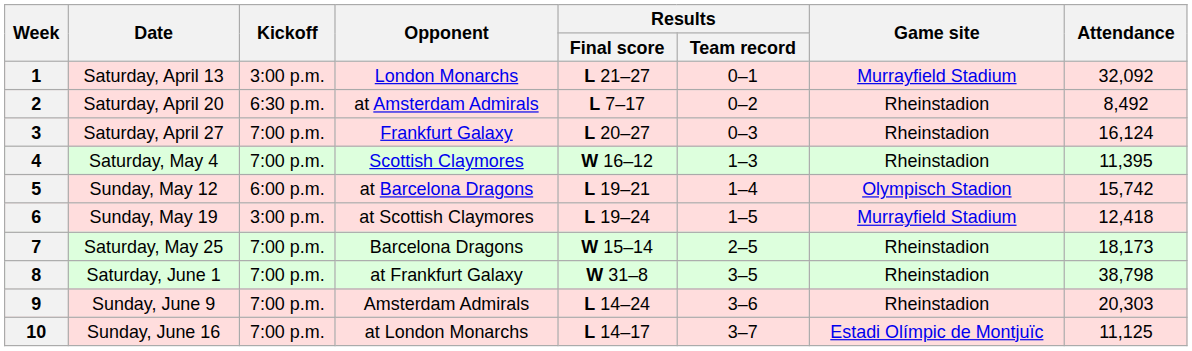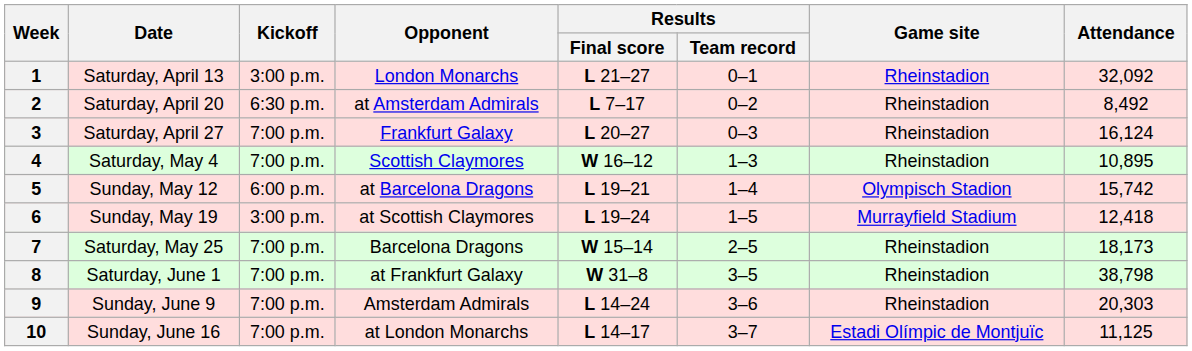(937, 76) Murrayfield Stadium -> (937, 76) Rheinstadion
(1126, 161) 11,395 -> (1126, 161) 10,895
